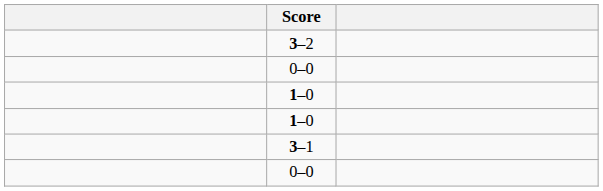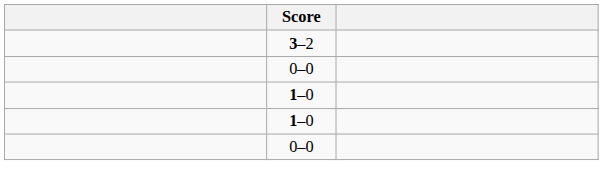- row: (136, 147)
